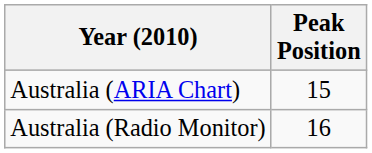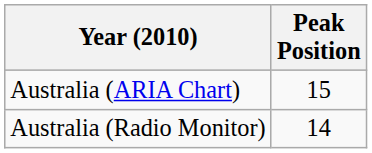(319, 128) 16 -> (319, 128) 14
